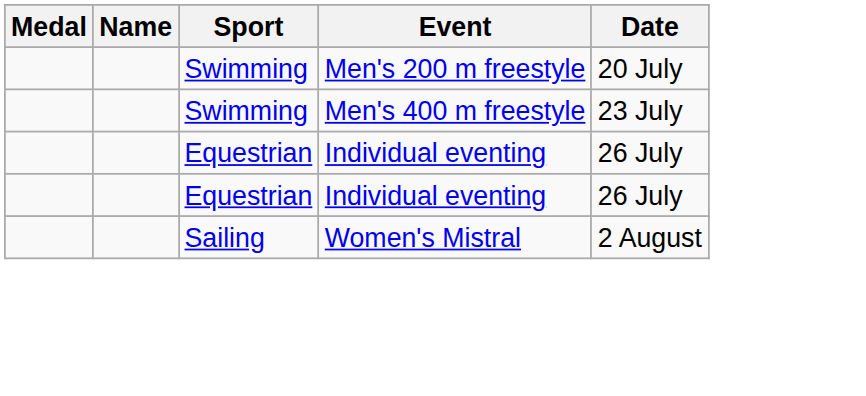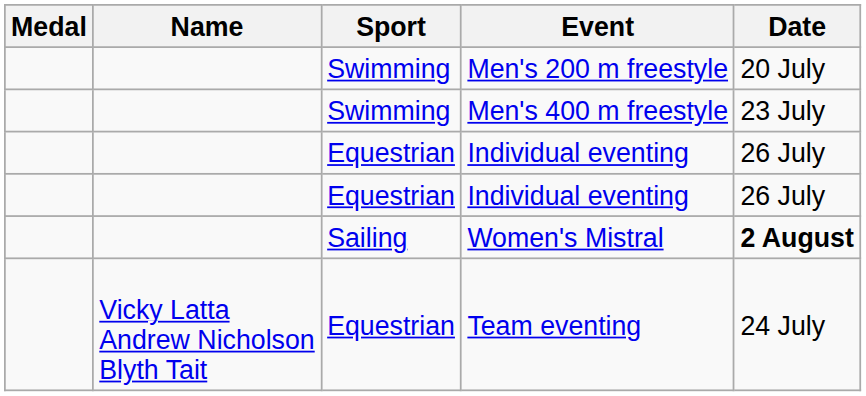(650, 238) normal -> (797, 238) bold
+ row: (391, 325)
